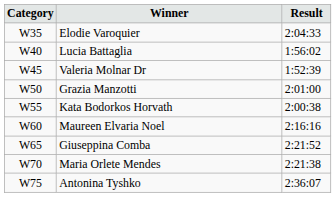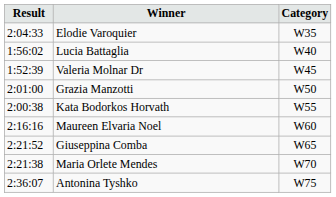columns swapped: (30, 13) <-> (306, 13)
